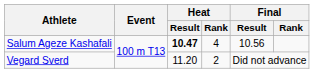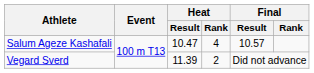(185, 44) bold -> (185, 44) normal
(252, 44) 10.56 -> (252, 44) 10.57
(185, 60) 11.20 -> (185, 60) 11.39
